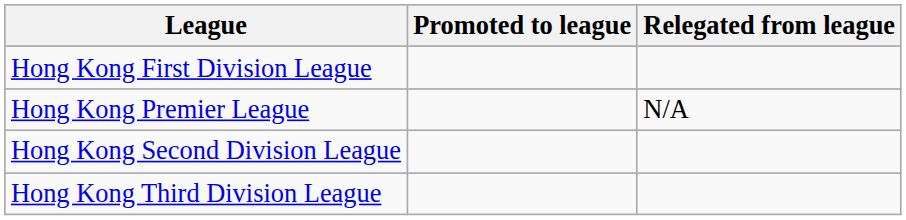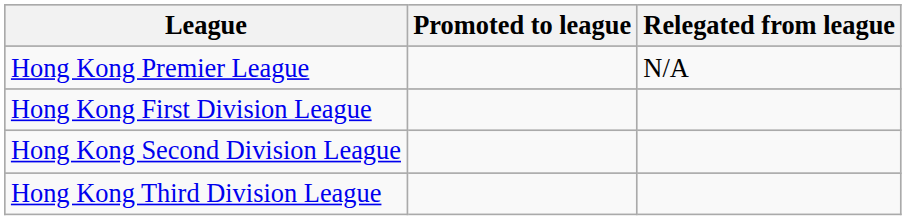rows swapped: (160, 109) <-> (191, 67)
